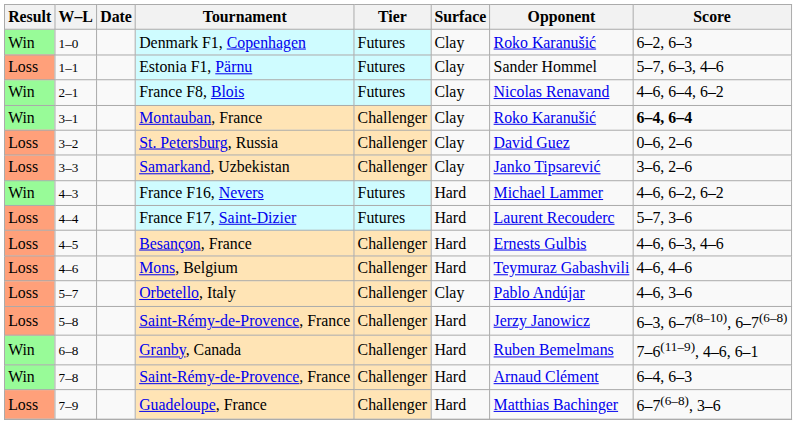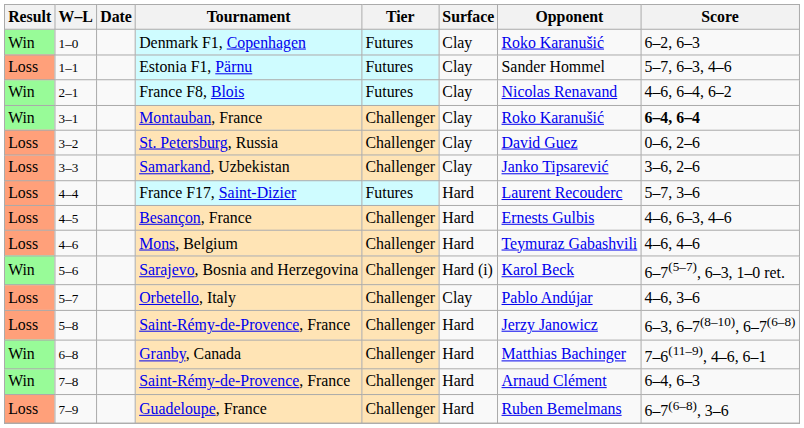- row: (68, 193)
+ row: (68, 271)
(554, 350) Ruben Bemelmans -> (564, 354) Matthias Bachinger
(556, 404) Matthias Bachinger -> (562, 408) Ruben Bemelmans
